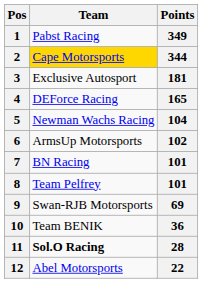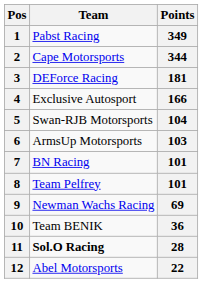(78, 57) gold background -> (78, 57) no background
(84, 78) Exclusive Autosport -> (75, 78) DEForce Racing
(75, 99) DEForce Racing -> (84, 99) Exclusive Autosport
(177, 99) 165 -> (177, 99) 166
(93, 120) Newman Wachs Racing -> (93, 120) Swan-RJB Motorsports
(177, 141) 102 -> (177, 141) 103
(93, 204) Swan-RJB Motorsports -> (93, 204) Newman Wachs Racing
